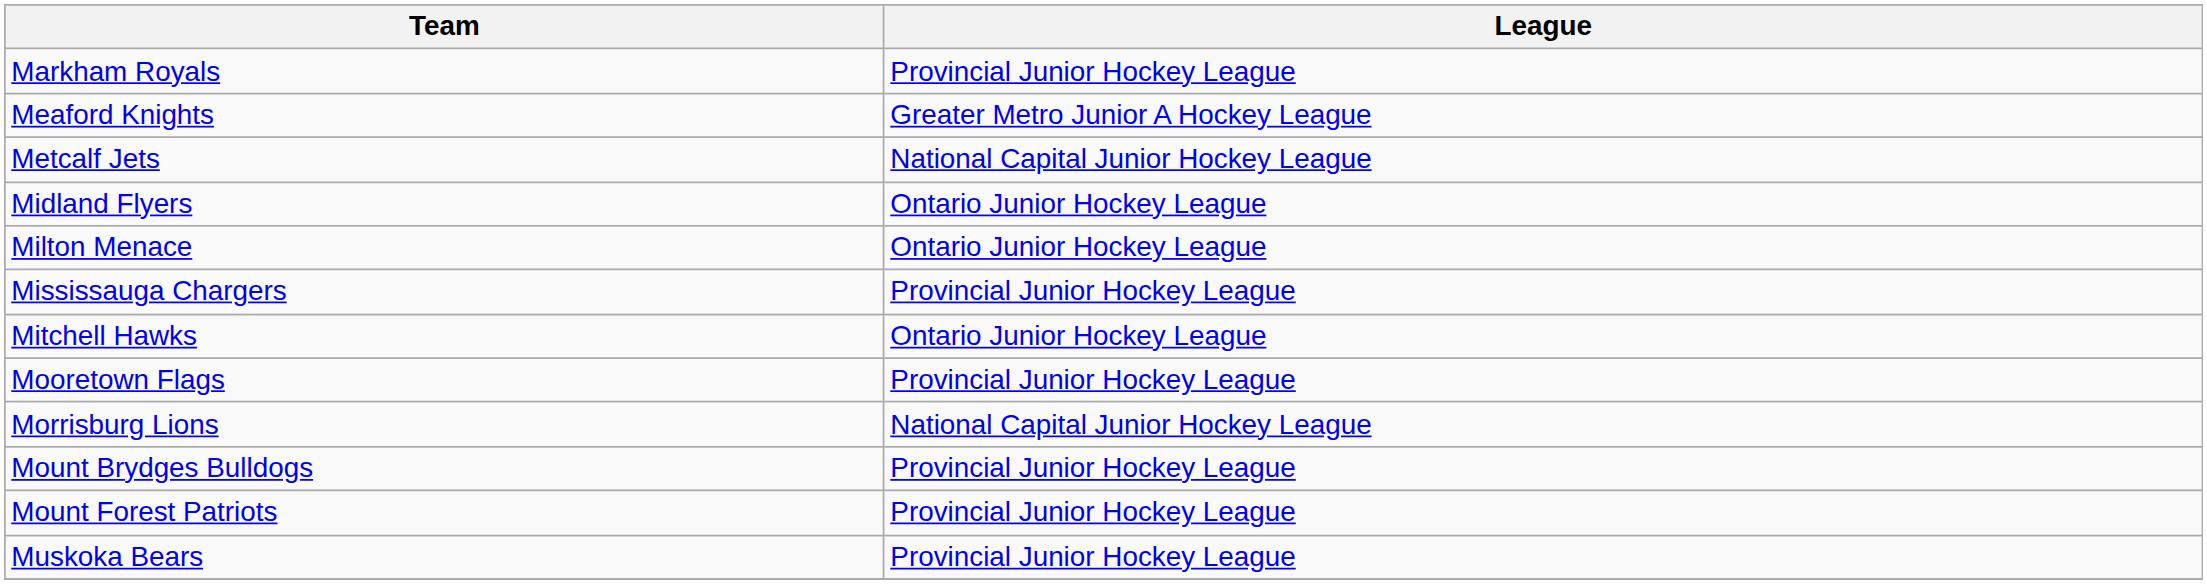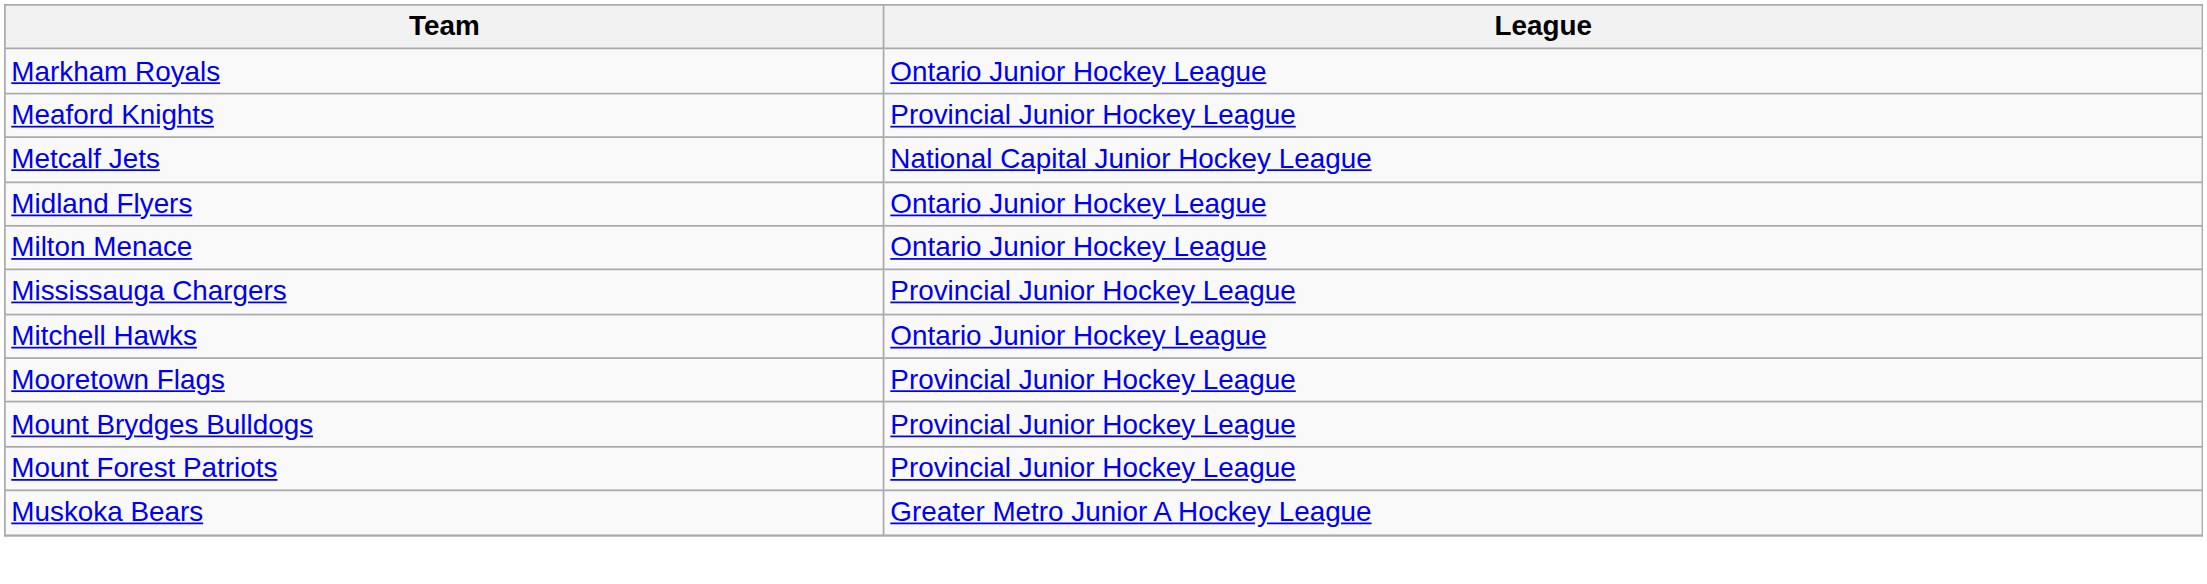(1093, 70) Provincial Junior Hockey League -> (1078, 70) Ontario Junior Hockey League
(1131, 114) Greater Metro Junior A Hockey League -> (1093, 114) Provincial Junior Hockey League
- row: (115, 423)
(1093, 556) Provincial Junior Hockey League -> (1131, 512) Greater Metro Junior A Hockey League
